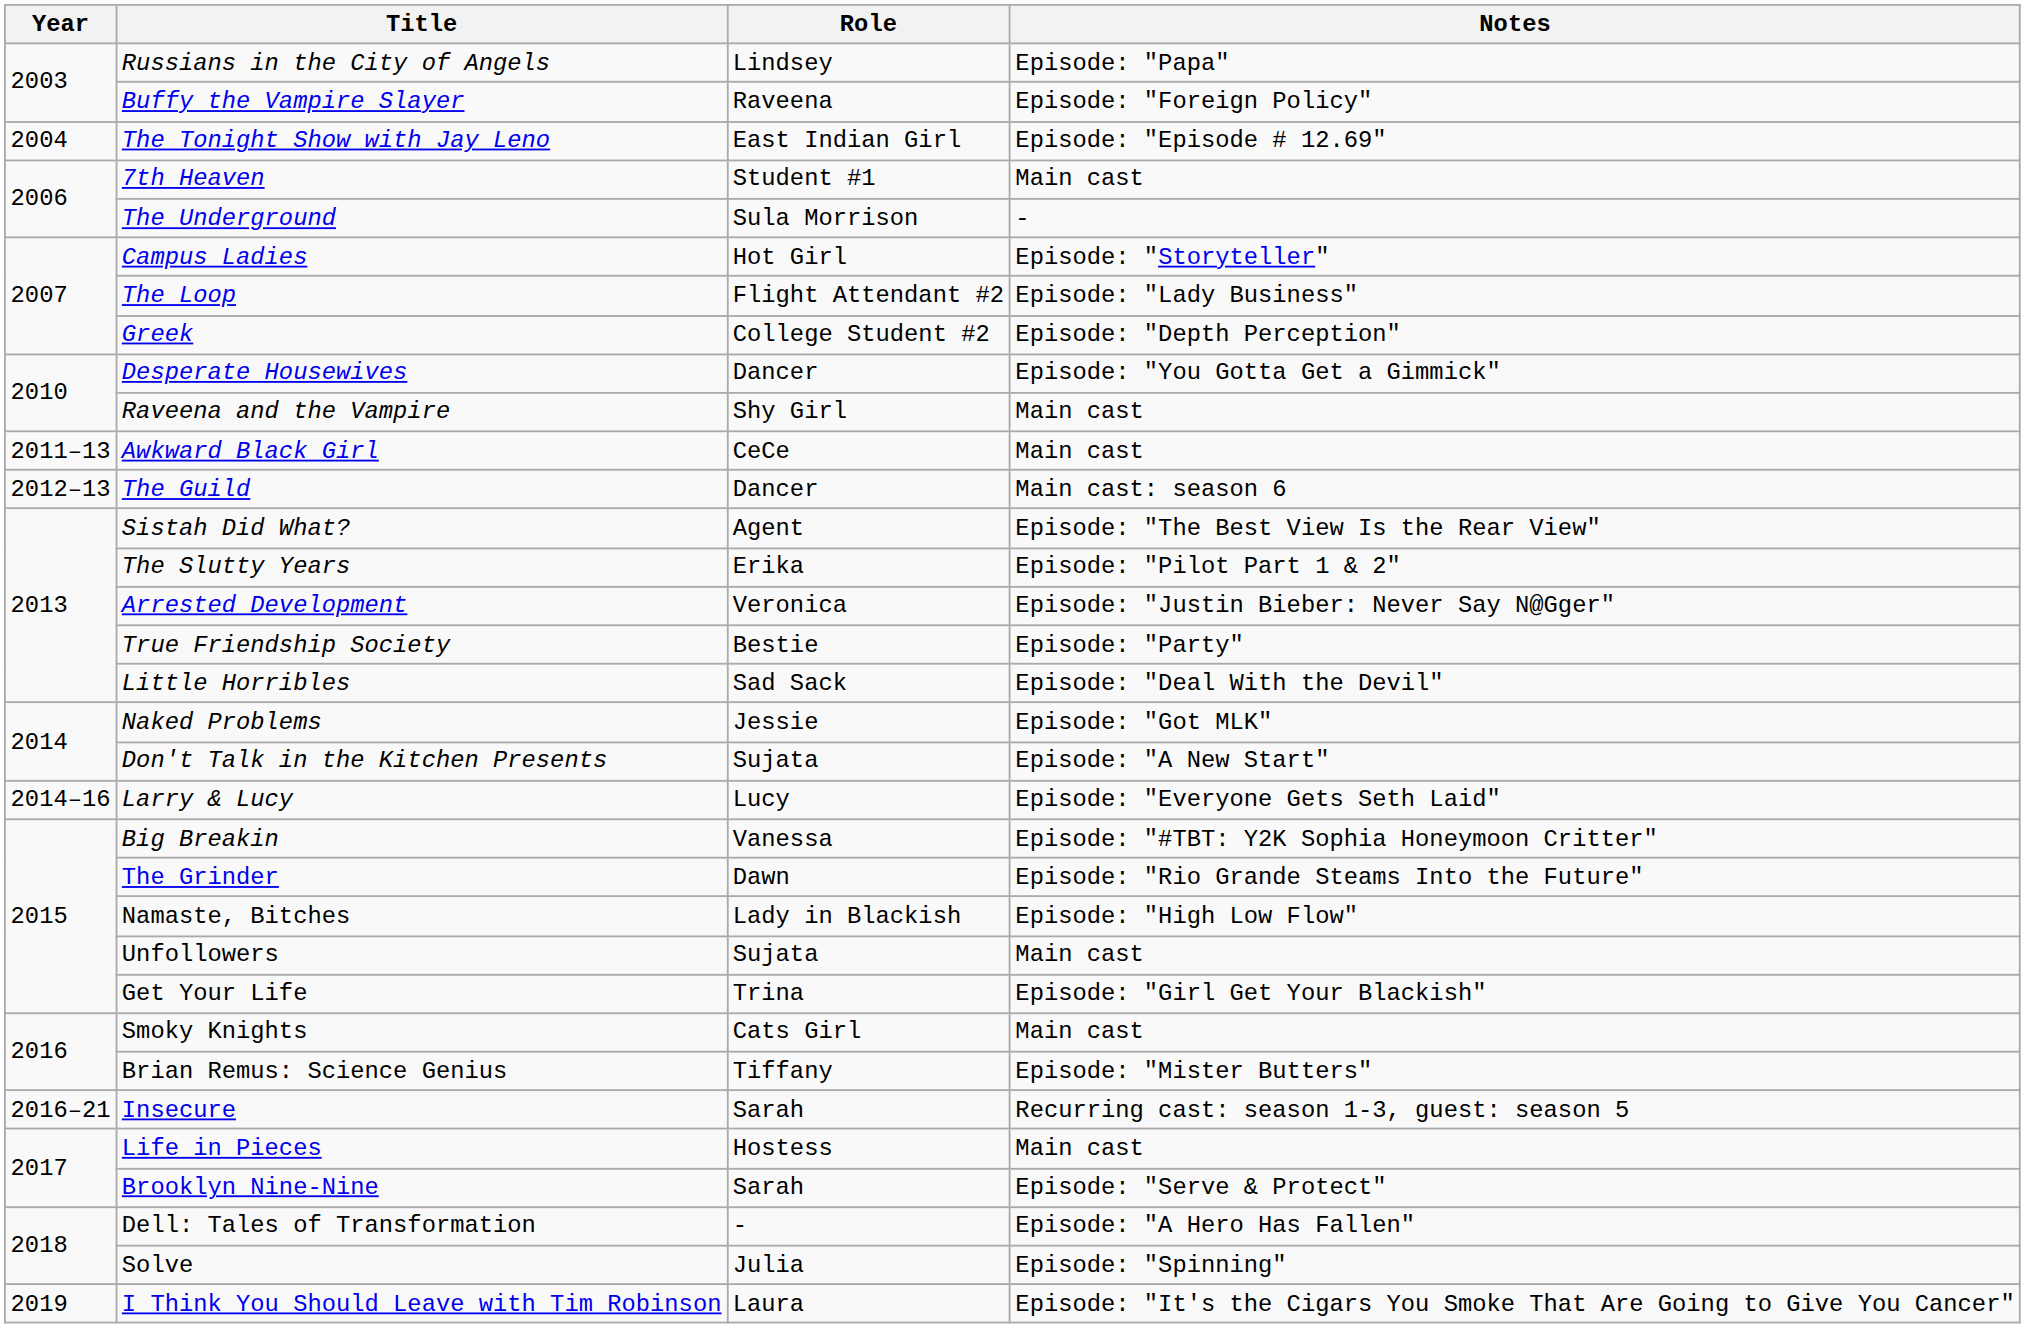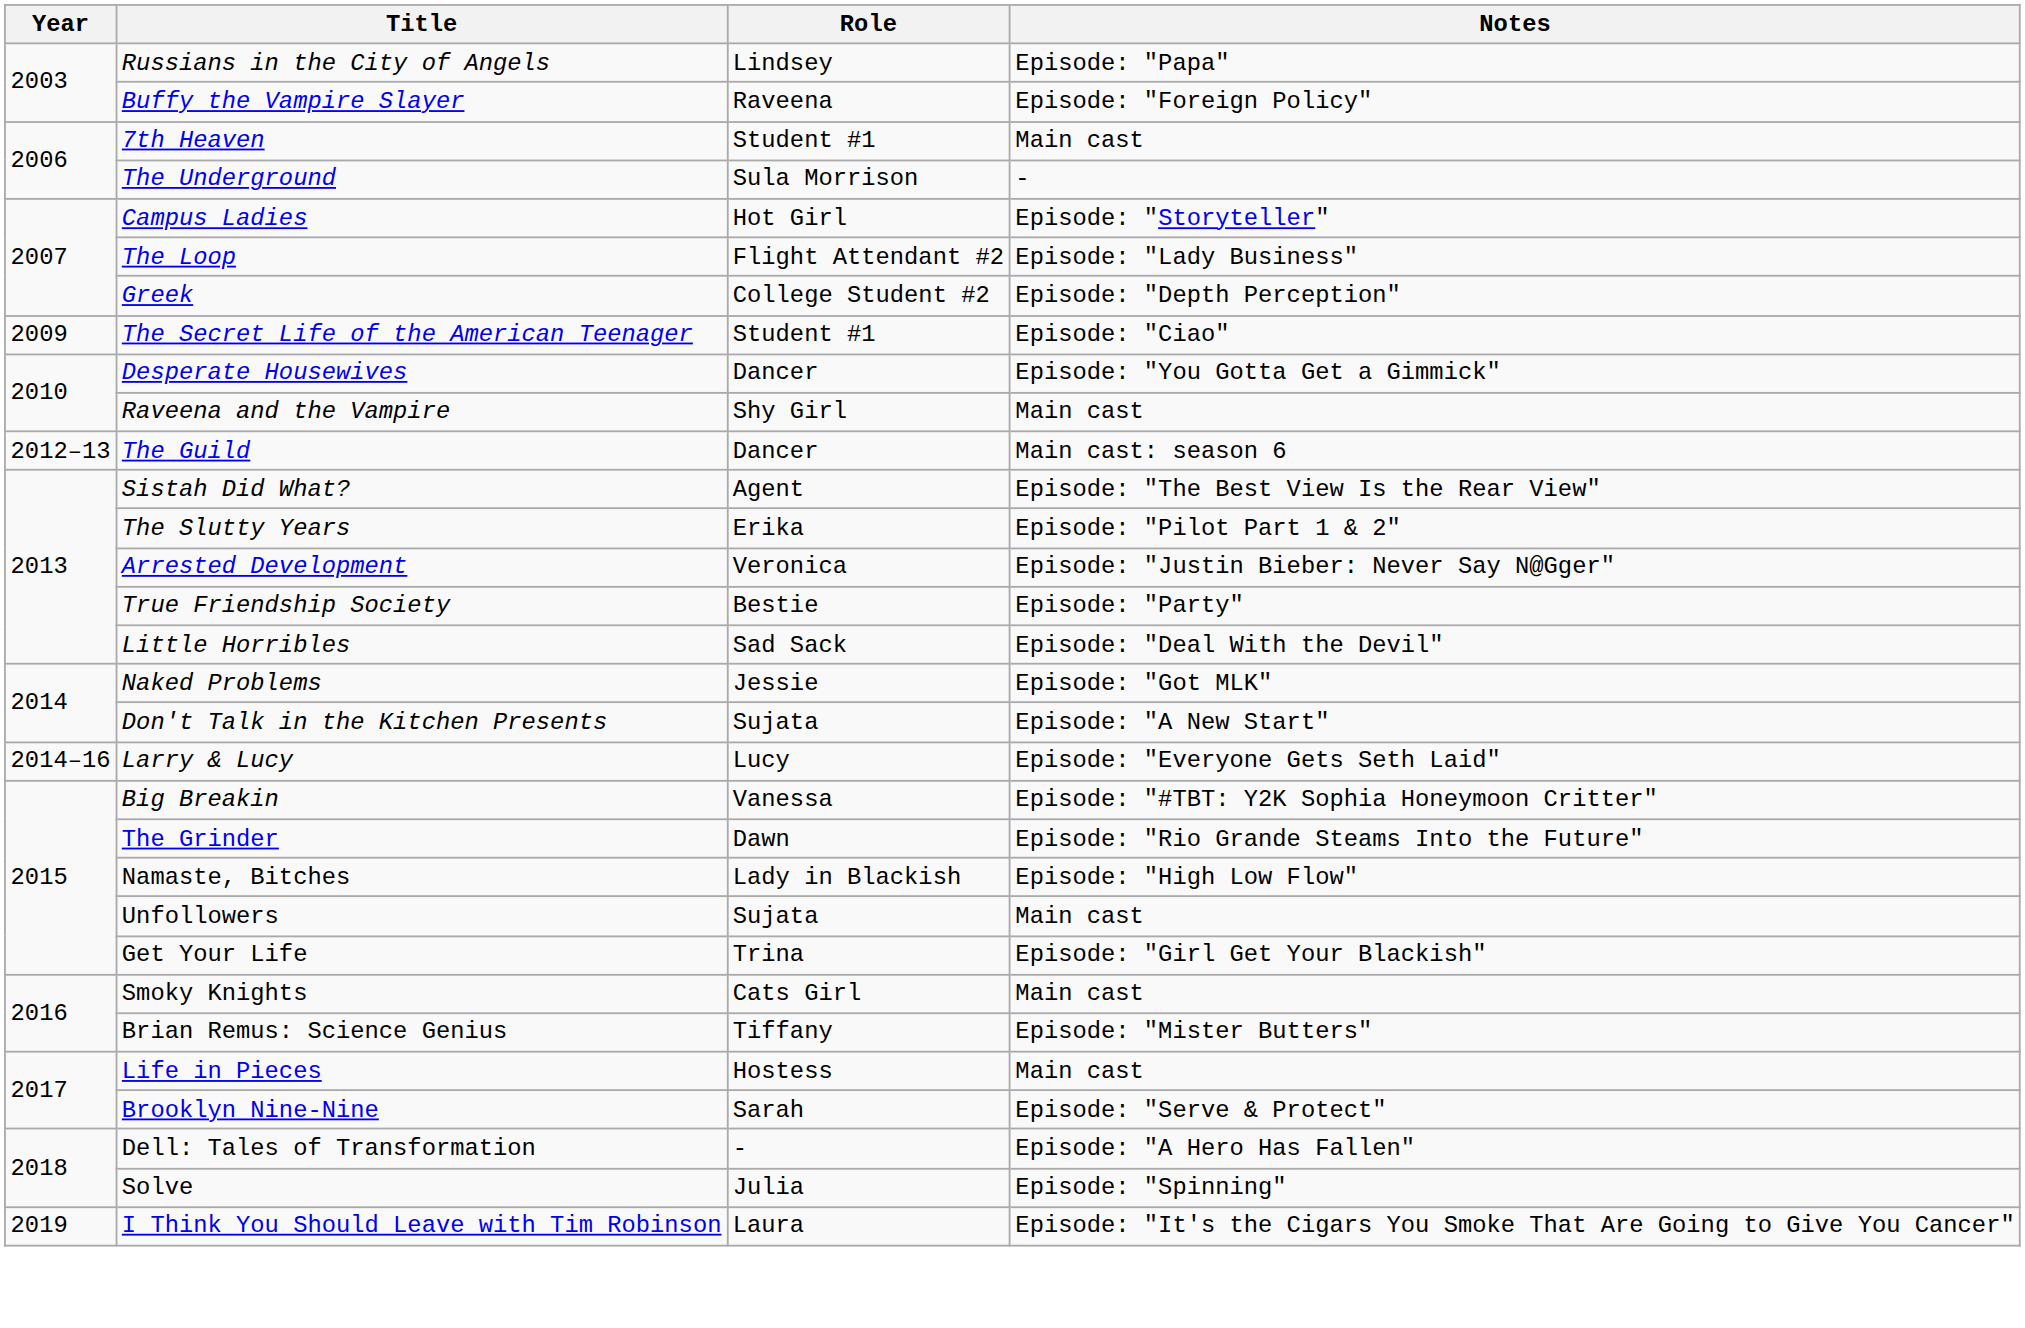- row: (336, 141)
+ row: (407, 334)
- row: (250, 451)
- row: (179, 1110)
